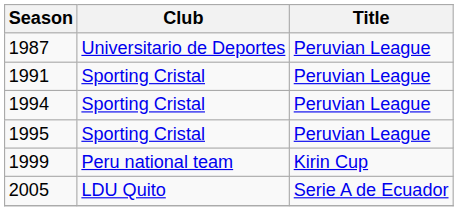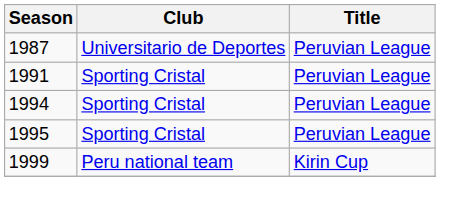- row: (29, 190)
